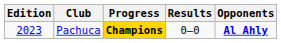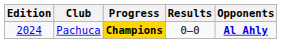(29, 30) 2023 -> (29, 30) 2024
